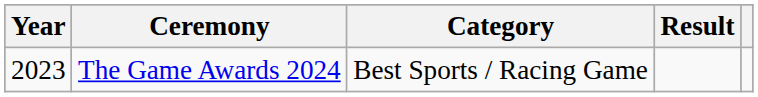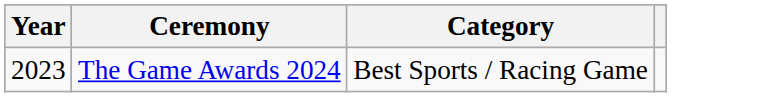- column: (697, 26)
